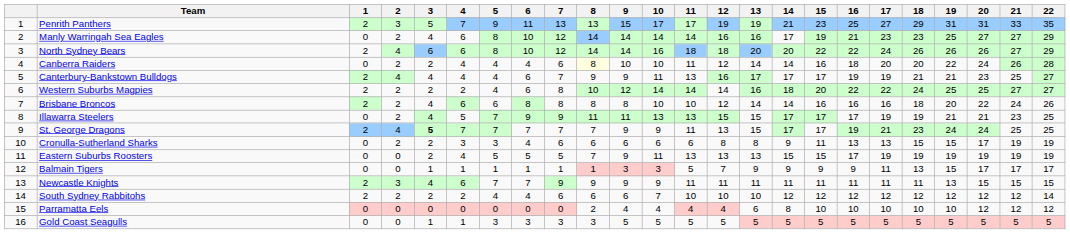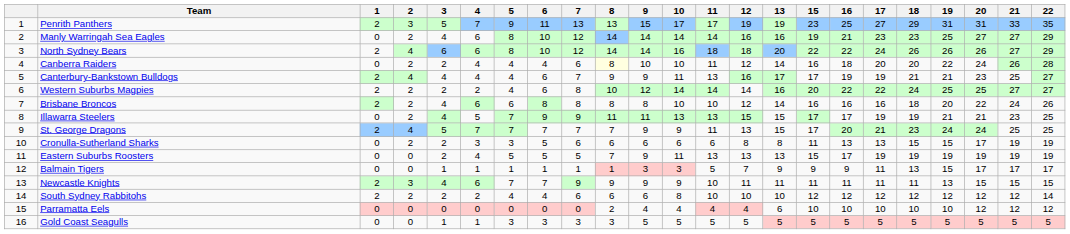- column: (788, 11)
(430, 130) bold -> (444, 130) normal
(853, 130) 19 -> (847, 130) 20
(528, 143) 4 -> (545, 143) 5
(691, 183) 11 -> (712, 183) 10
(658, 196) 7 -> (679, 196) 8
